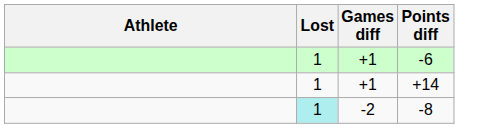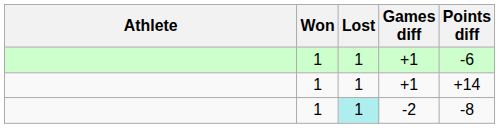+ column: (318, 25)
